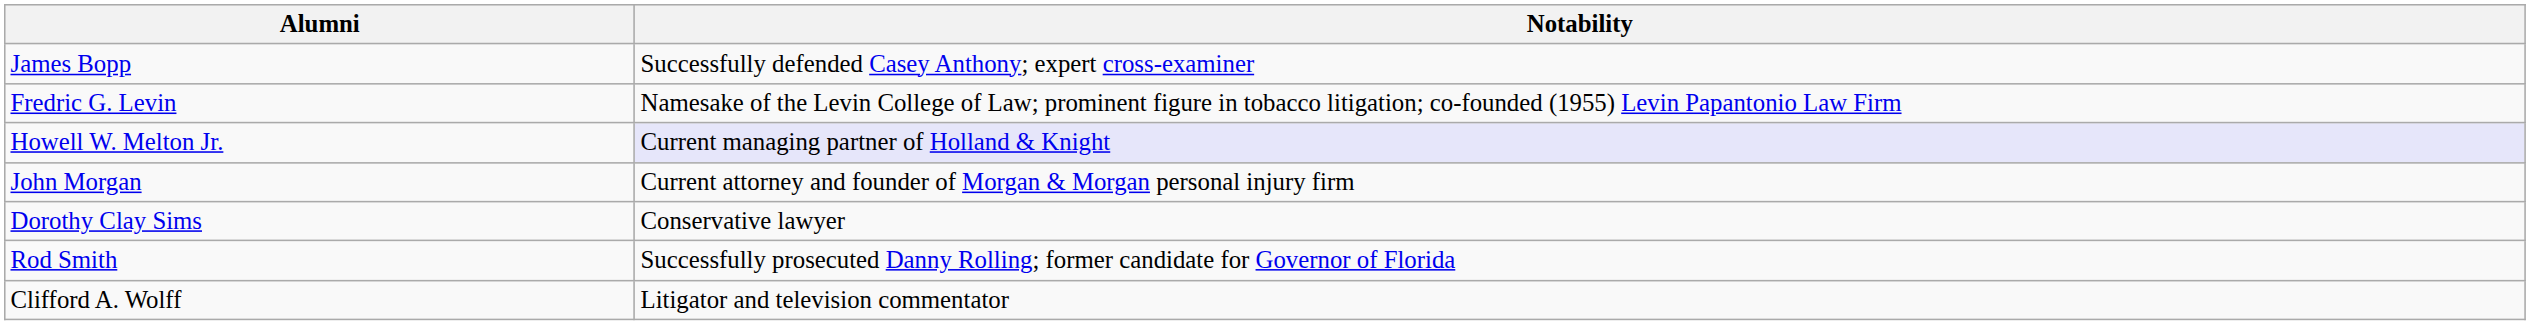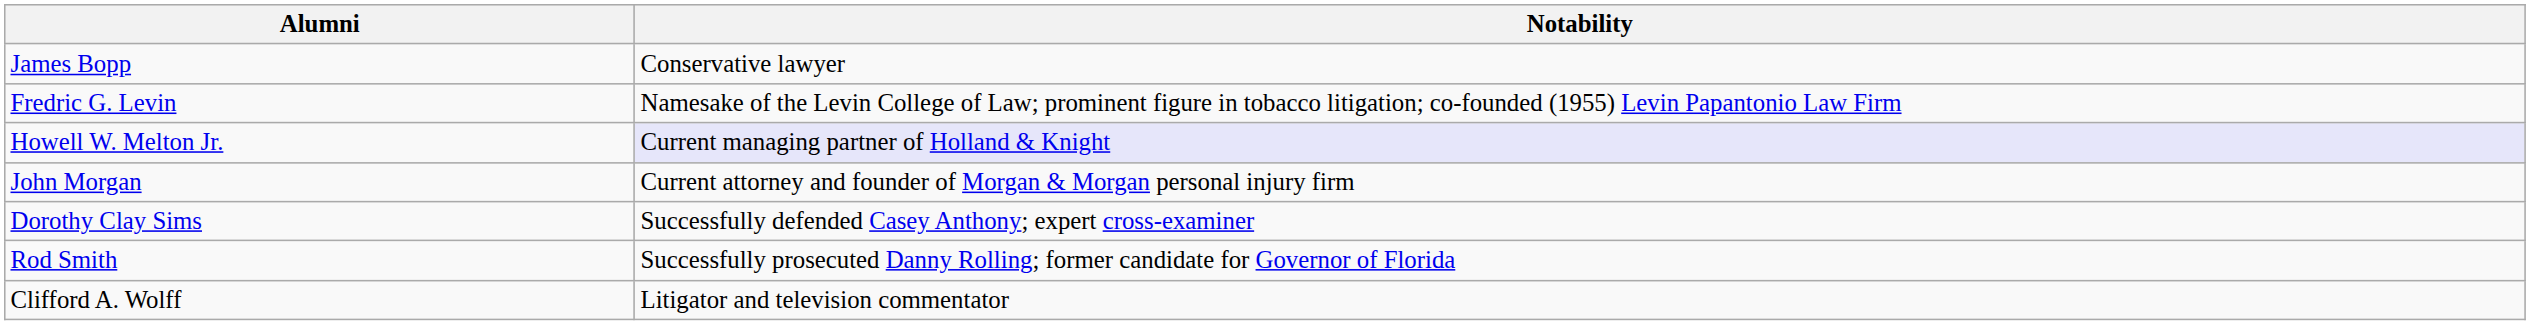(947, 63) Successfully defended Casey Anthony; expert cross-examiner -> (743, 63) Conservative lawyer
(743, 220) Conservative lawyer -> (947, 220) Successfully defended Casey Anthony; expert cross-examiner
